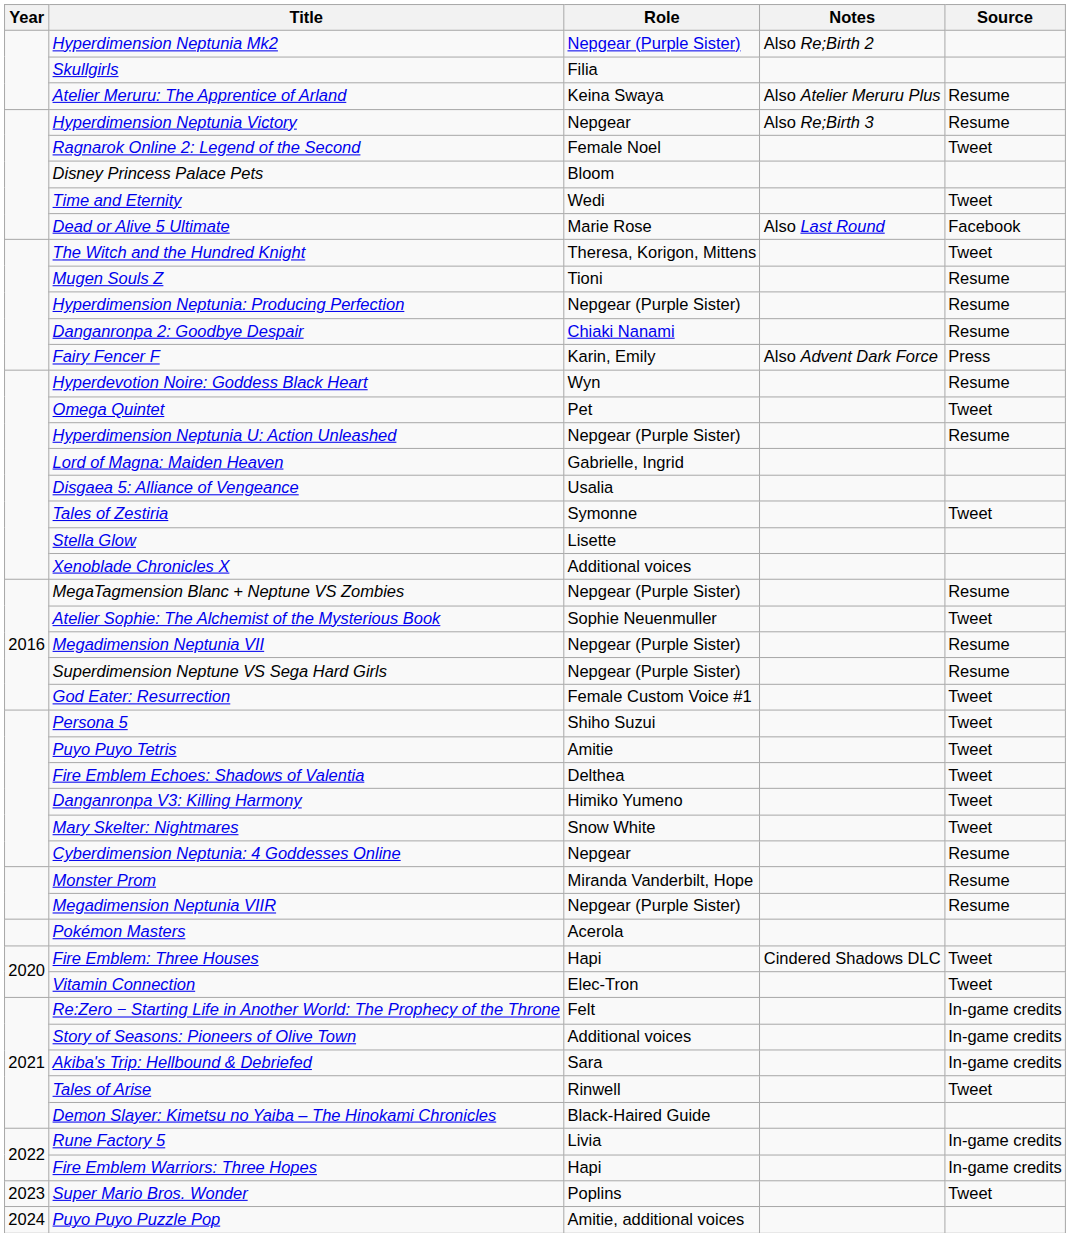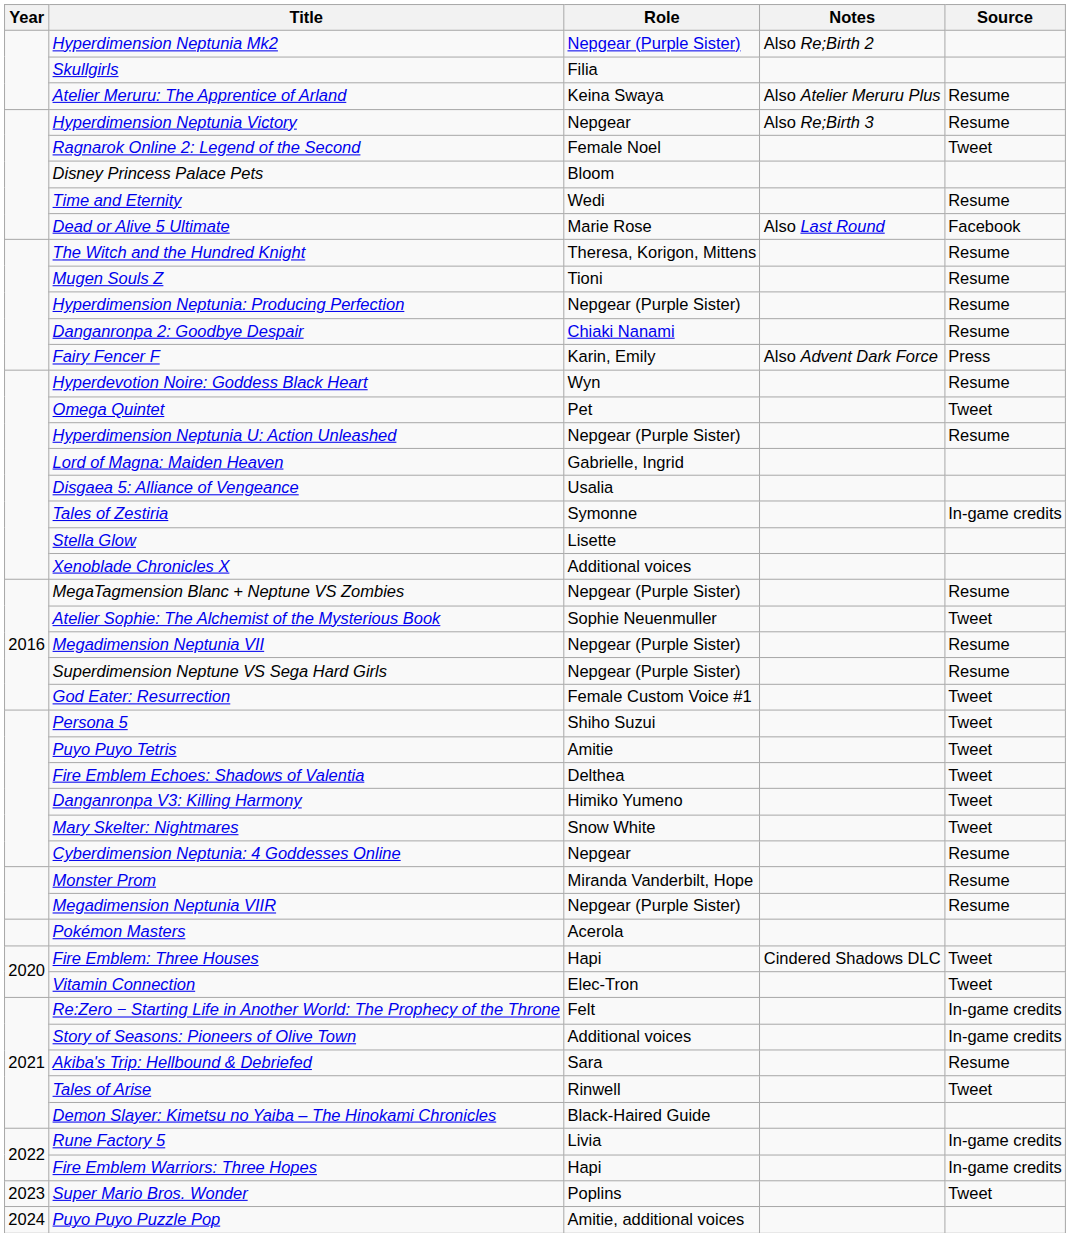(970, 200) Tweet -> (979, 200) Resume
(970, 252) Tweet -> (979, 252) Resume
(970, 514) Tweet -> (1005, 514) In-game credits
(1005, 1063) In-game credits -> (979, 1063) Resume
